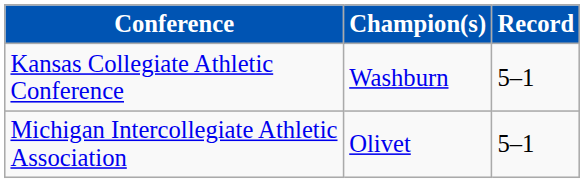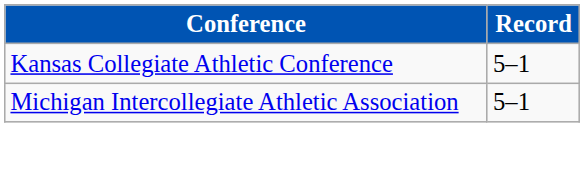- column: (418, 24)
